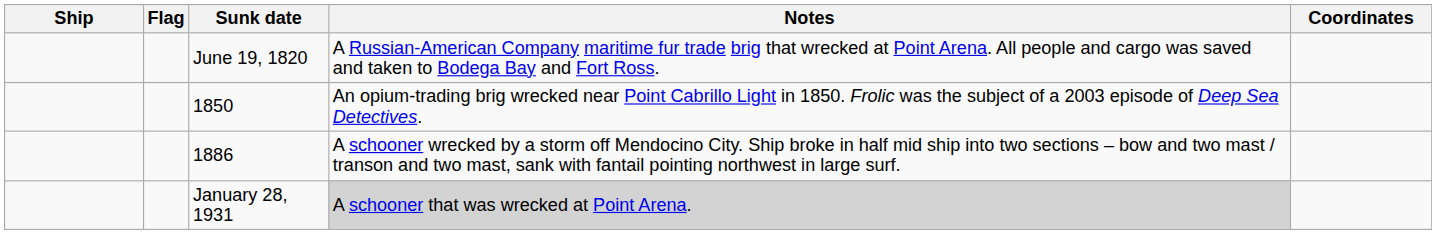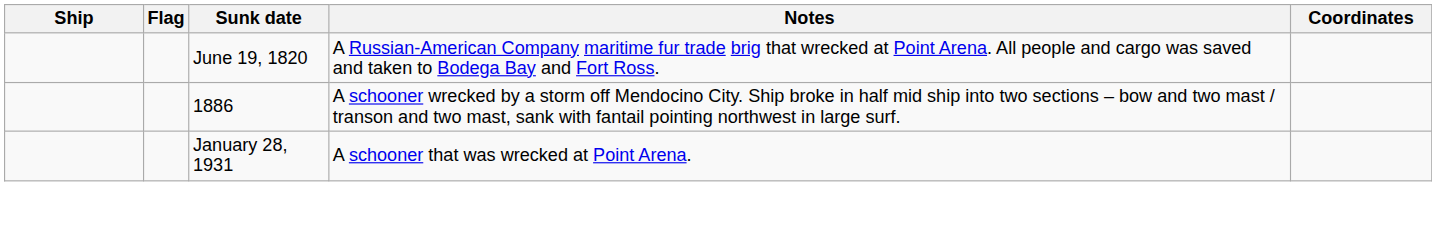- row: (213, 106)
(512, 204) lightgrey background -> (512, 155) no background
